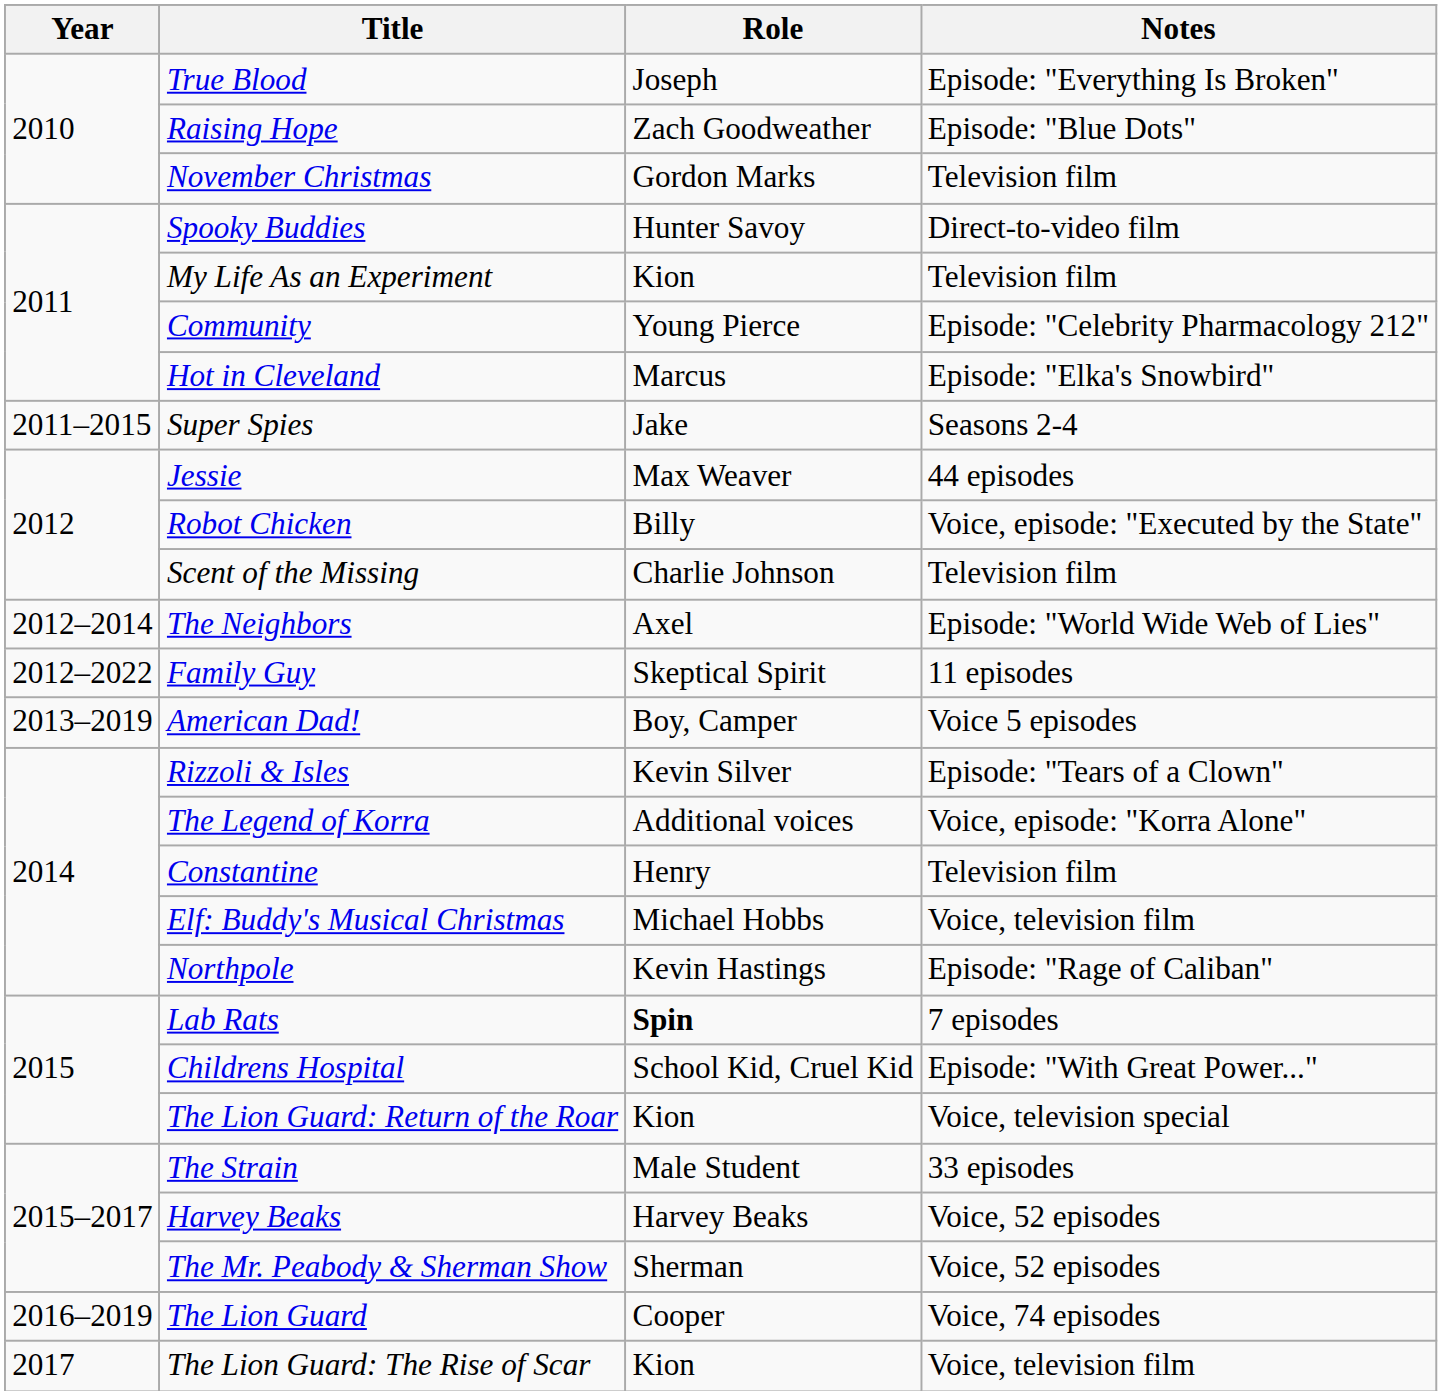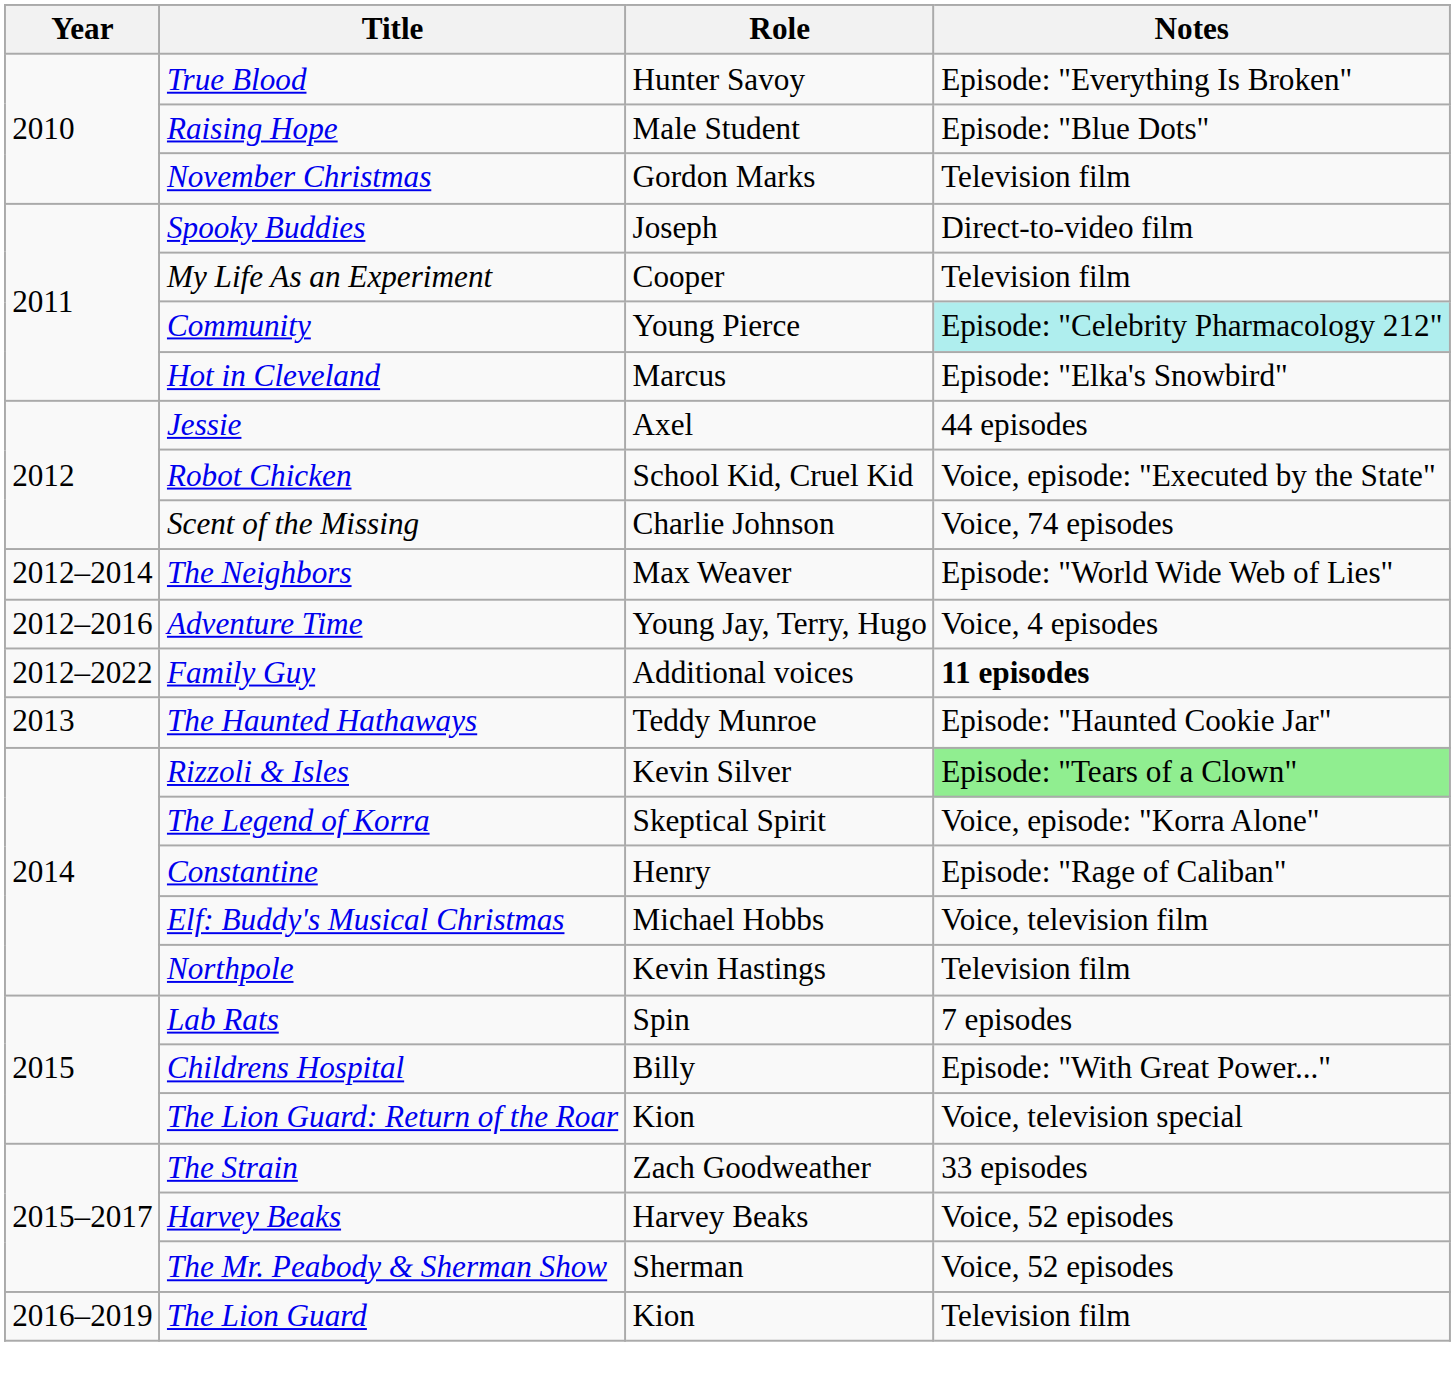(675, 78) Joseph -> (719, 78) Hunter Savoy
(752, 128) Zach Goodweather -> (716, 128) Male Student
(719, 227) Hunter Savoy -> (675, 227) Joseph
(664, 276) Kion -> (679, 276) Cooper
(1178, 326) no background -> (1192, 326) paleturquoise background
- row: (240, 425)
(712, 474) Max Weaver -> (663, 425) Axel
(664, 524) Billy -> (773, 474) School Kid, Cruel Kid
(1022, 573) Television film -> (1057, 524) Voice, 74 episodes
(663, 623) Axel -> (712, 573) Max Weaver
+ row: (265, 623)
(729, 672) Skeptical Spirit -> (743, 672) Additional voices
(1000, 672) normal -> (1015, 672) bold
+ row: (322, 721)
- row: (264, 721)
(1106, 771) no background -> (1119, 771) lightgreen background
(743, 820) Additional voices -> (729, 820) Skeptical Spirit
(1022, 870) Television film -> (1114, 870) Episode: "Rage of Caliban"
(1100, 969) Episode: "Rage of Caliban" -> (1036, 969) Television film
(663, 1018) bold -> (661, 1018) normal
(773, 1068) School Kid, Cruel Kid -> (664, 1068) Billy
(716, 1167) Male Student -> (752, 1167) Zach Goodweather
(679, 1315) Cooper -> (664, 1315) Kion
(1044, 1315) Voice, 74 episodes -> (1036, 1315) Television film
- row: (379, 1365)
